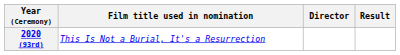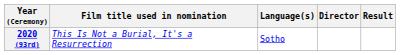+ column: (287, 16)
